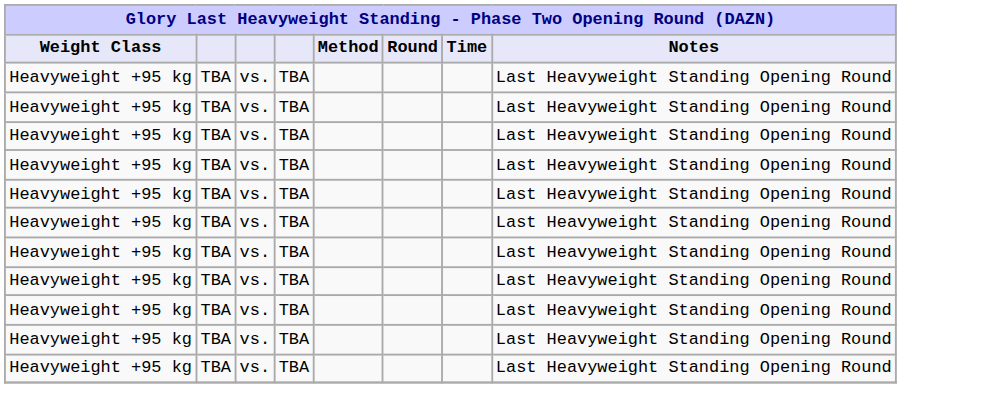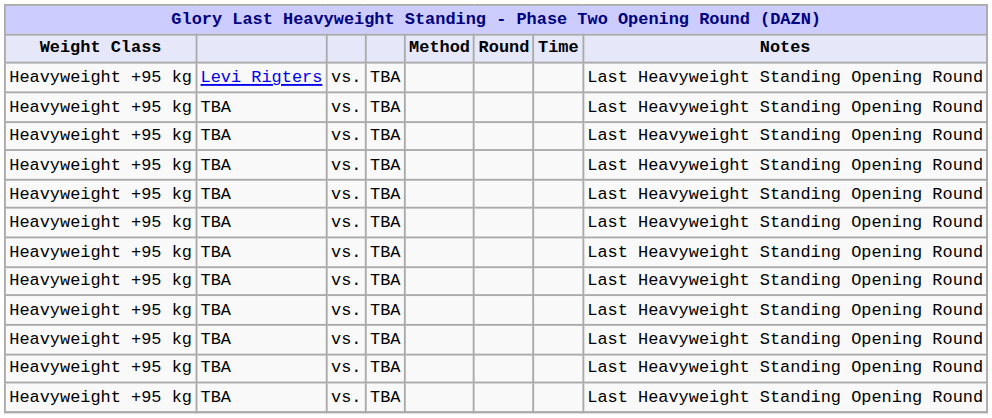+ row: (101, 78)
